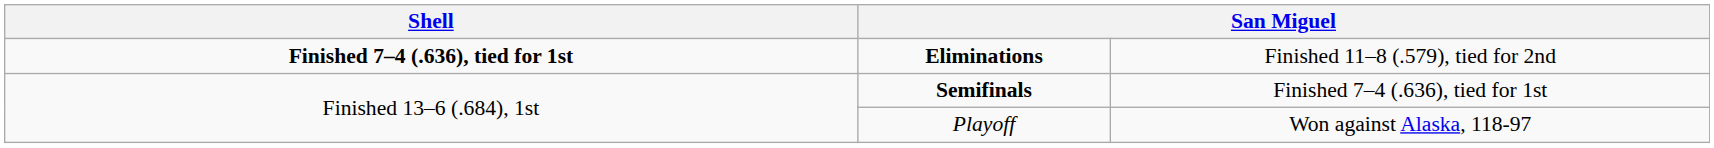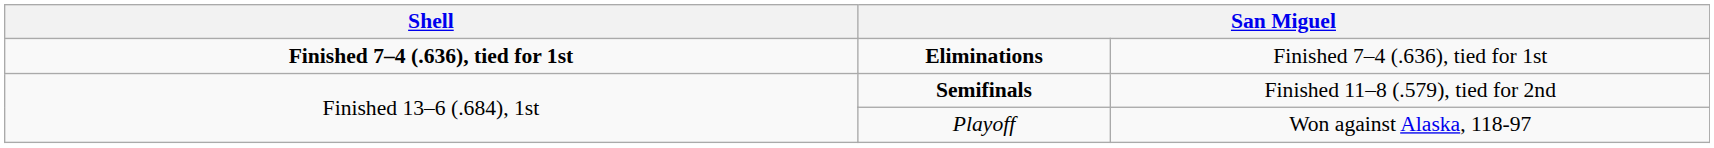(1410, 55) Finished 11–8 (.579), tied for 2nd -> (1410, 55) Finished 7–4 (.636), tied for 1st
(1410, 90) Finished 7–4 (.636), tied for 1st -> (1410, 90) Finished 11–8 (.579), tied for 2nd
